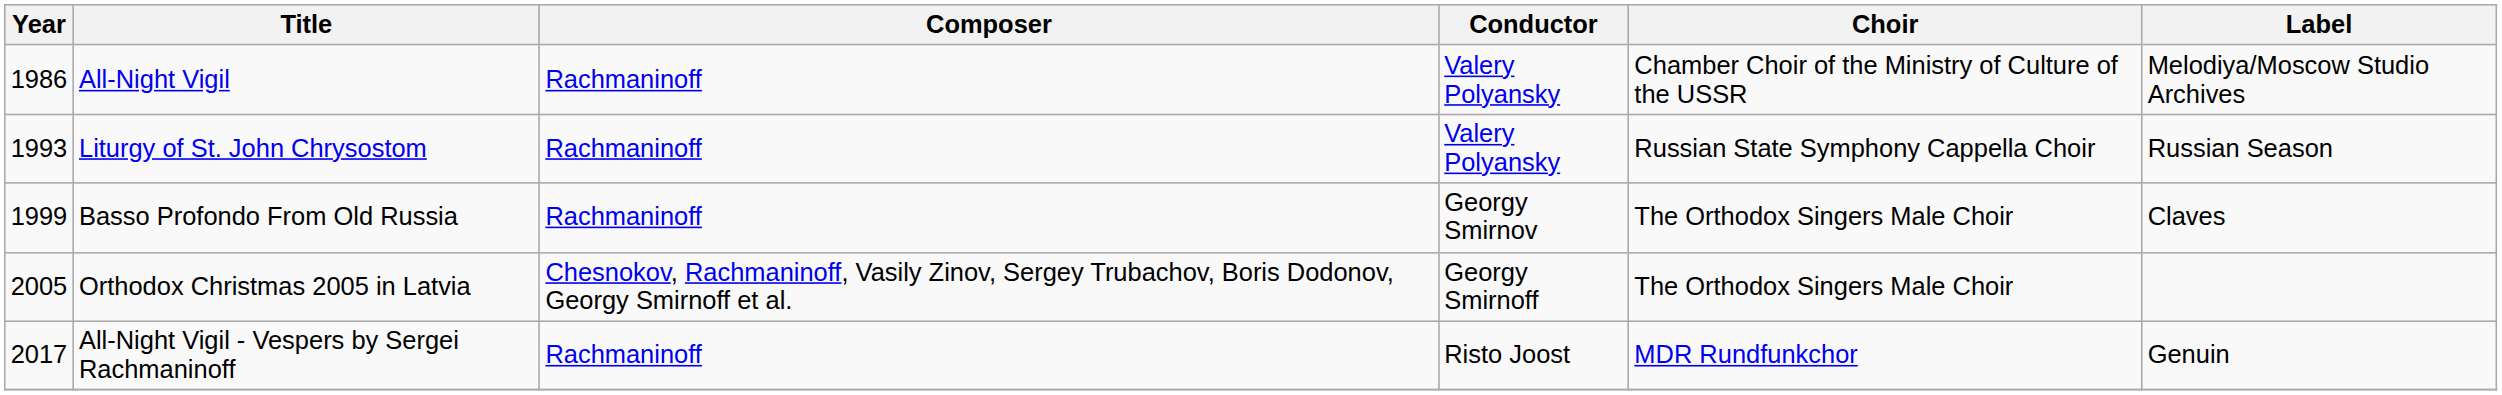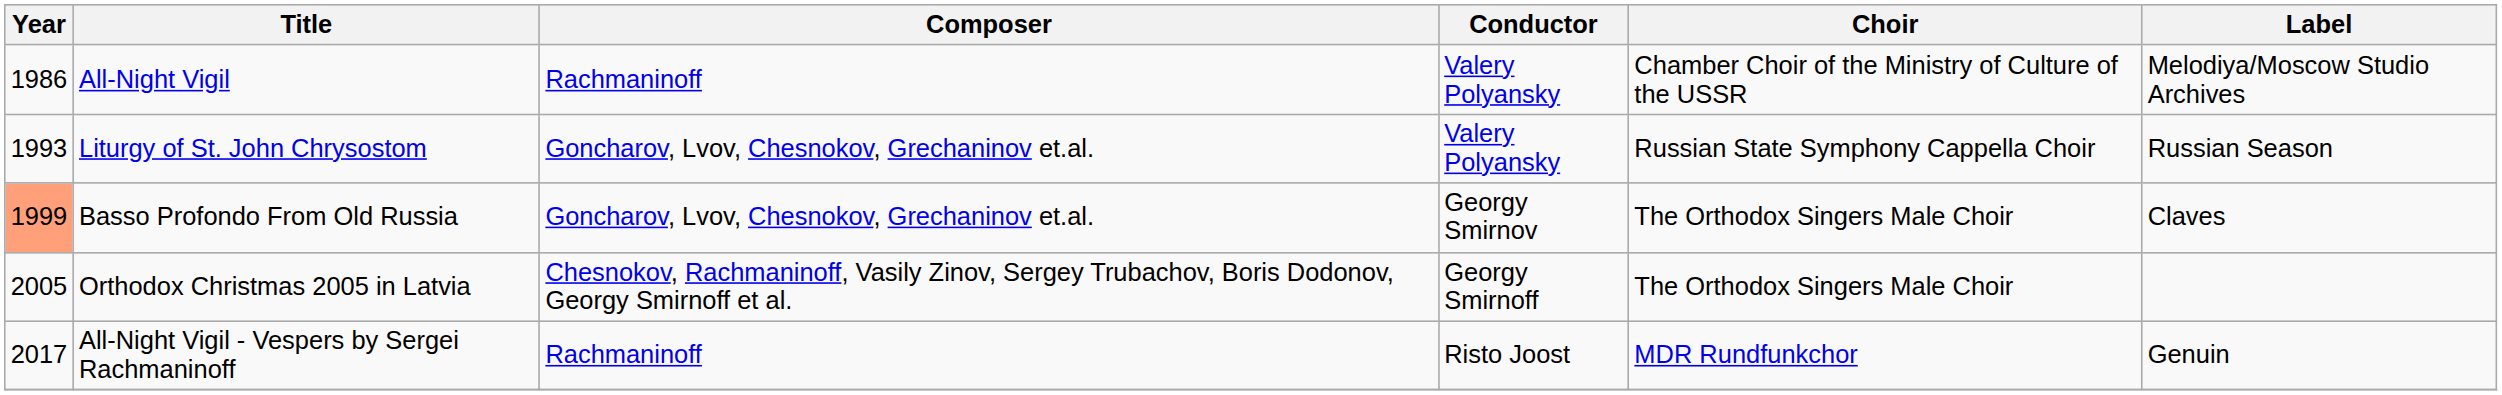(624, 148) Rachmaninoff -> (820, 148) Goncharov, Lvov, Chesnokov, Grechaninov et.al.
(39, 217) no background -> (39, 217) lightsalmon background
(624, 217) Rachmaninoff -> (820, 217) Goncharov, Lvov, Chesnokov, Grechaninov et.al.
